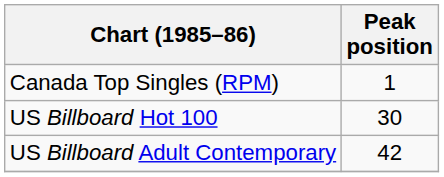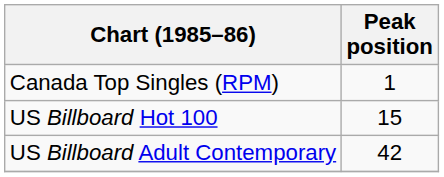(390, 117) 30 -> (390, 117) 15
